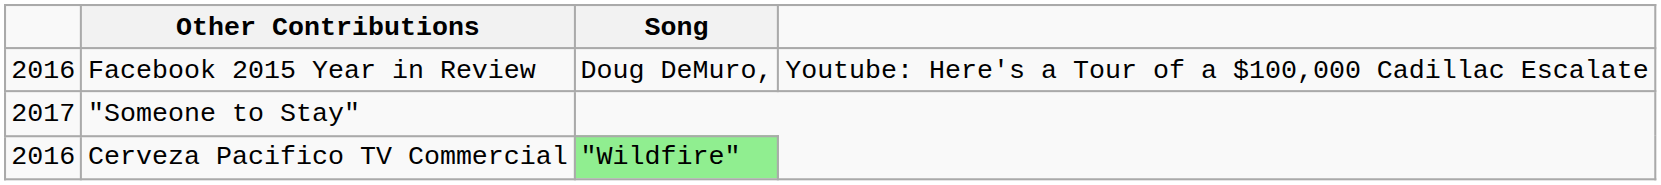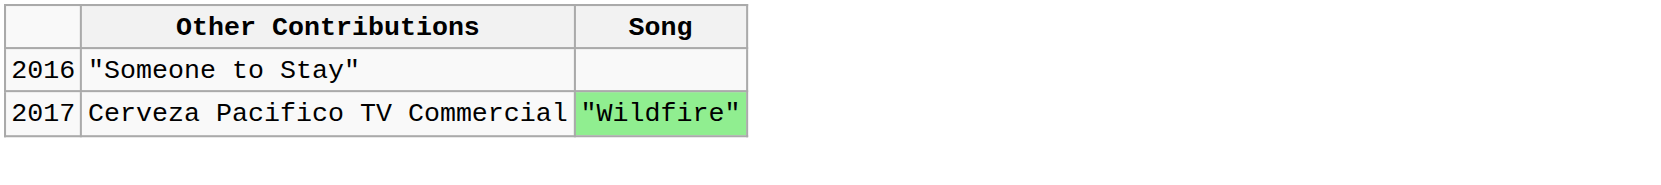- row: (312, 70)
(43, 114) 2017 -> (43, 70) 2016
(43, 157) 2016 -> (43, 114) 2017
